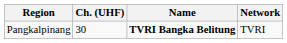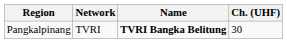columns swapped: (100, 13) <-> (260, 13)
